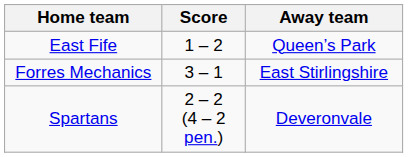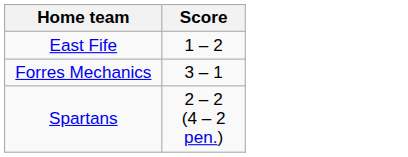- column: (324, 18)
